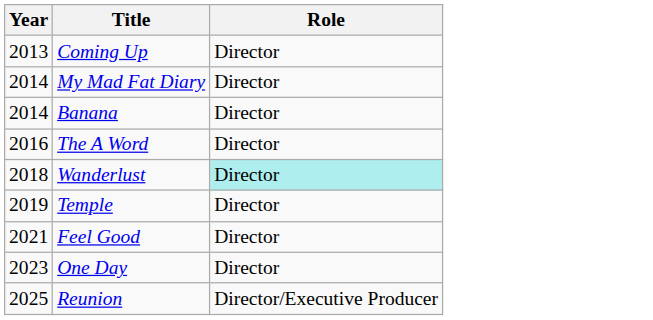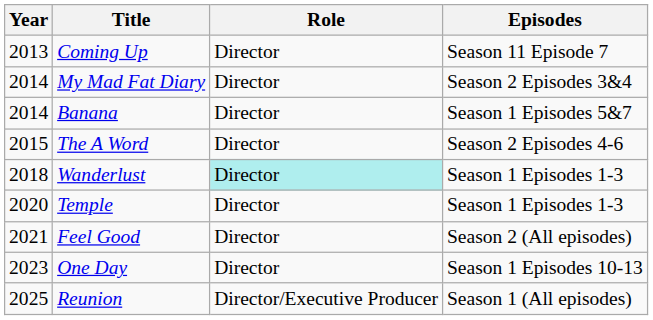+ column: (545, 19)
(29, 143) 2016 -> (29, 143) 2015
(29, 205) 2019 -> (29, 205) 2020
